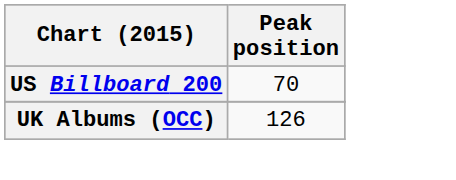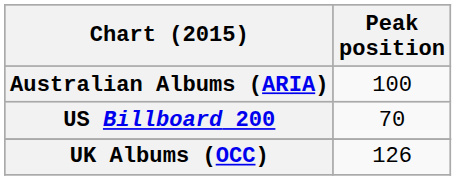+ row: (169, 84)
